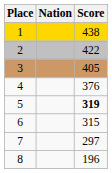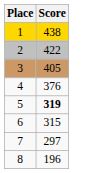- column: (55, 13)
